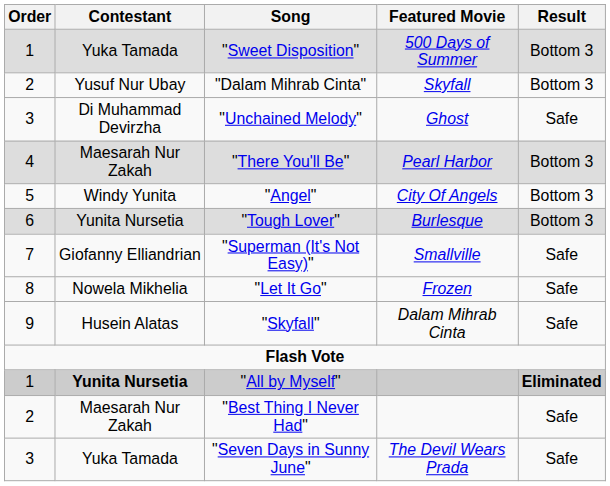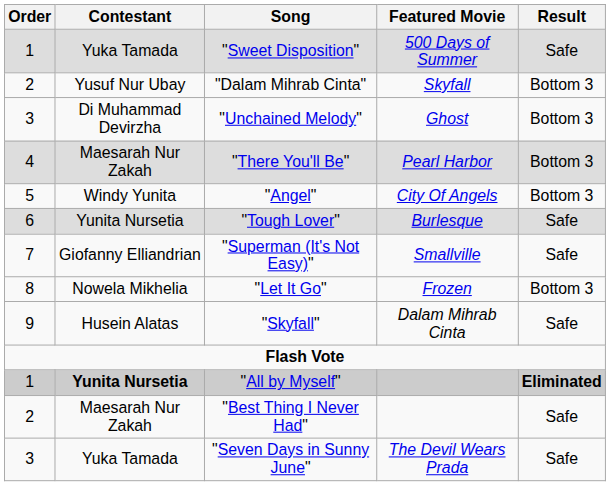(562, 51) Bottom 3 -> (562, 51) Safe
(562, 119) Safe -> (562, 119) Bottom 3
(562, 221) Bottom 3 -> (562, 221) Safe
(562, 289) Safe -> (562, 289) Bottom 3
